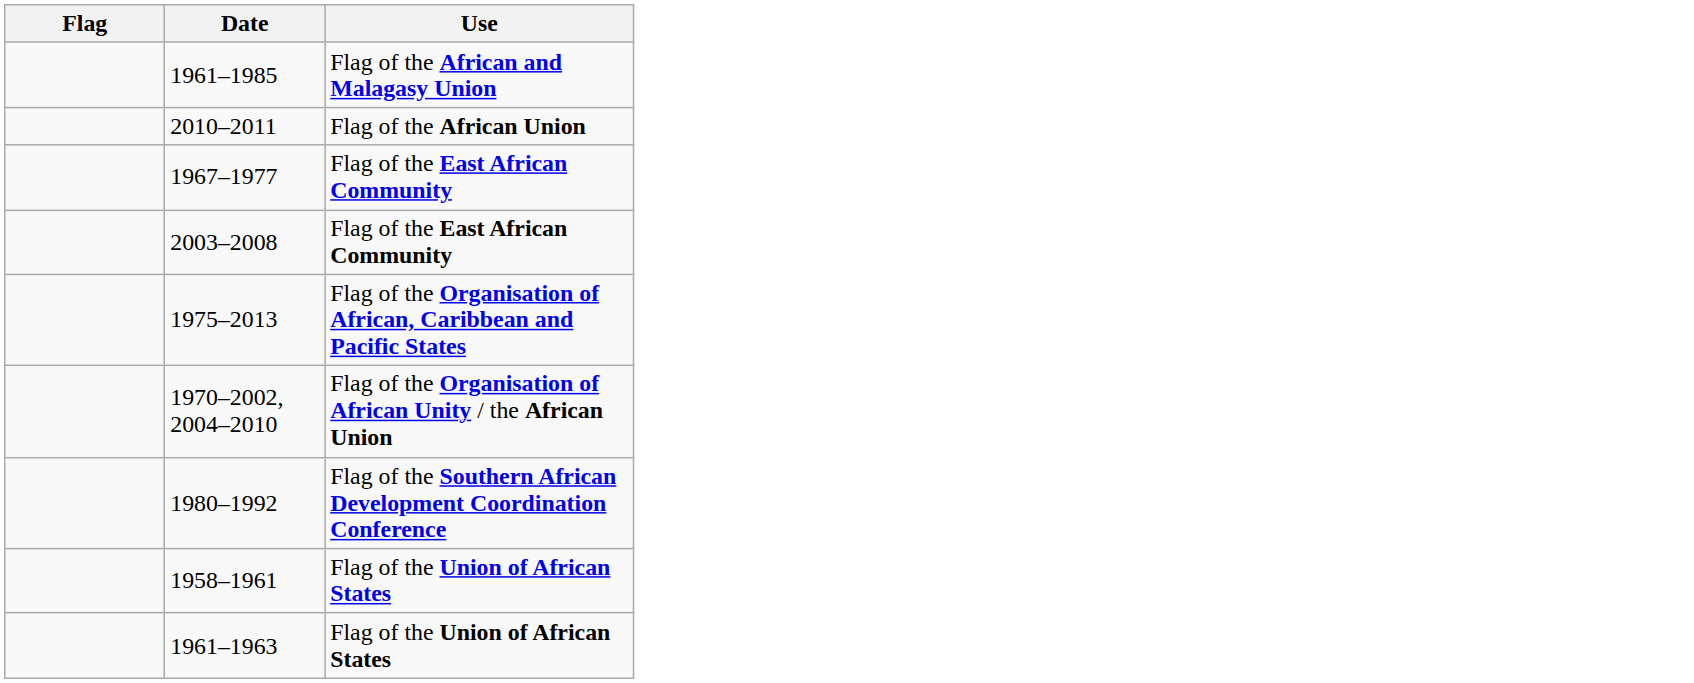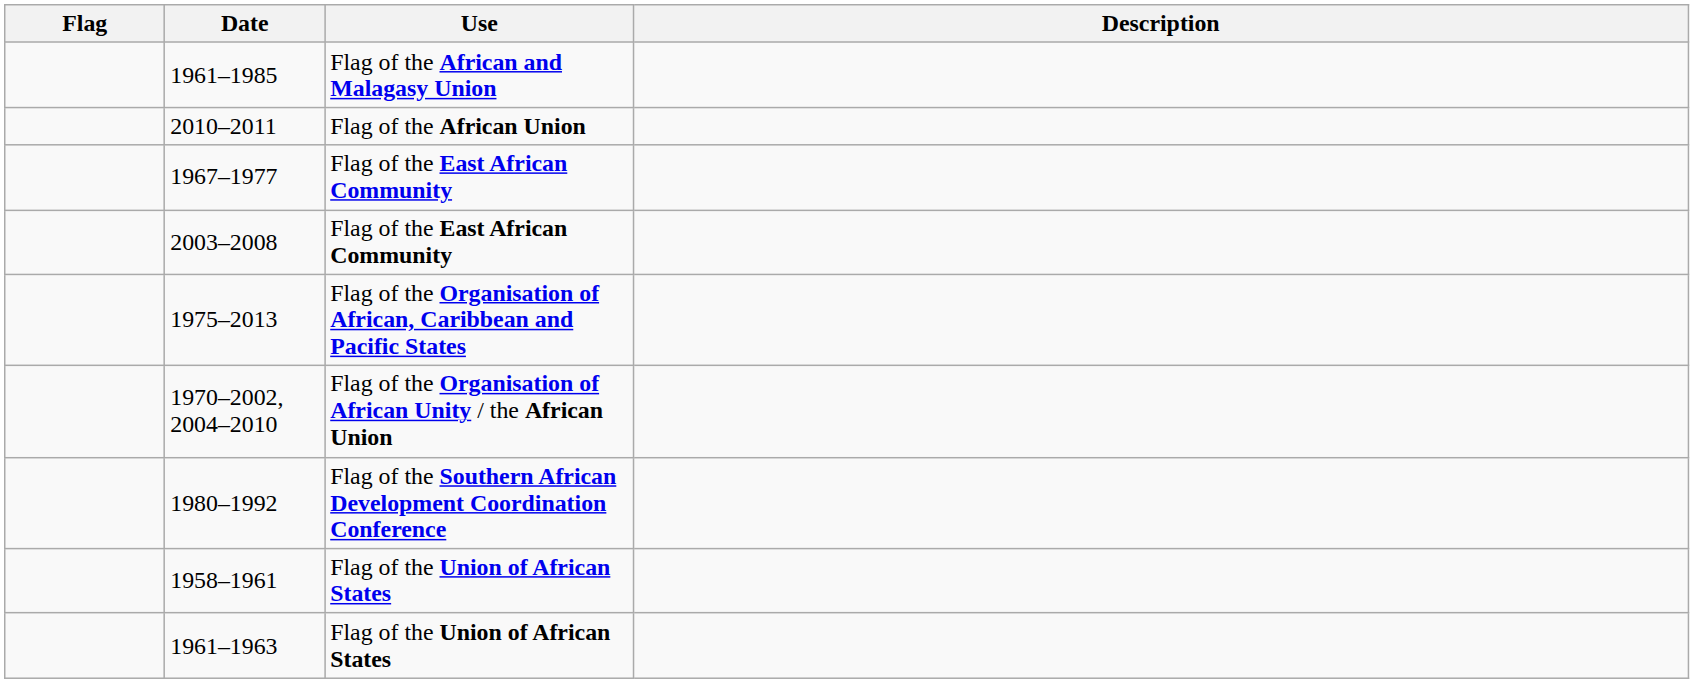+ column: (1161, 23)
